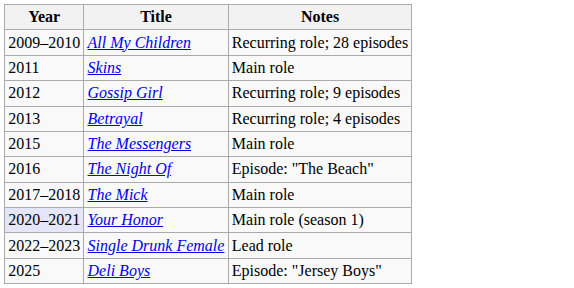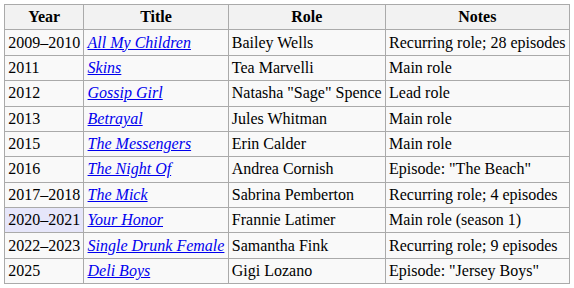+ column: (307, 17)
(316, 93) Recurring role; 9 episodes -> (420, 93) Lead role
(316, 118) Recurring role; 4 episodes -> (420, 118) Main role
(263, 194) Main role -> (473, 194) Recurring role; 4 episodes
(262, 245) Lead role -> (473, 245) Recurring role; 9 episodes
